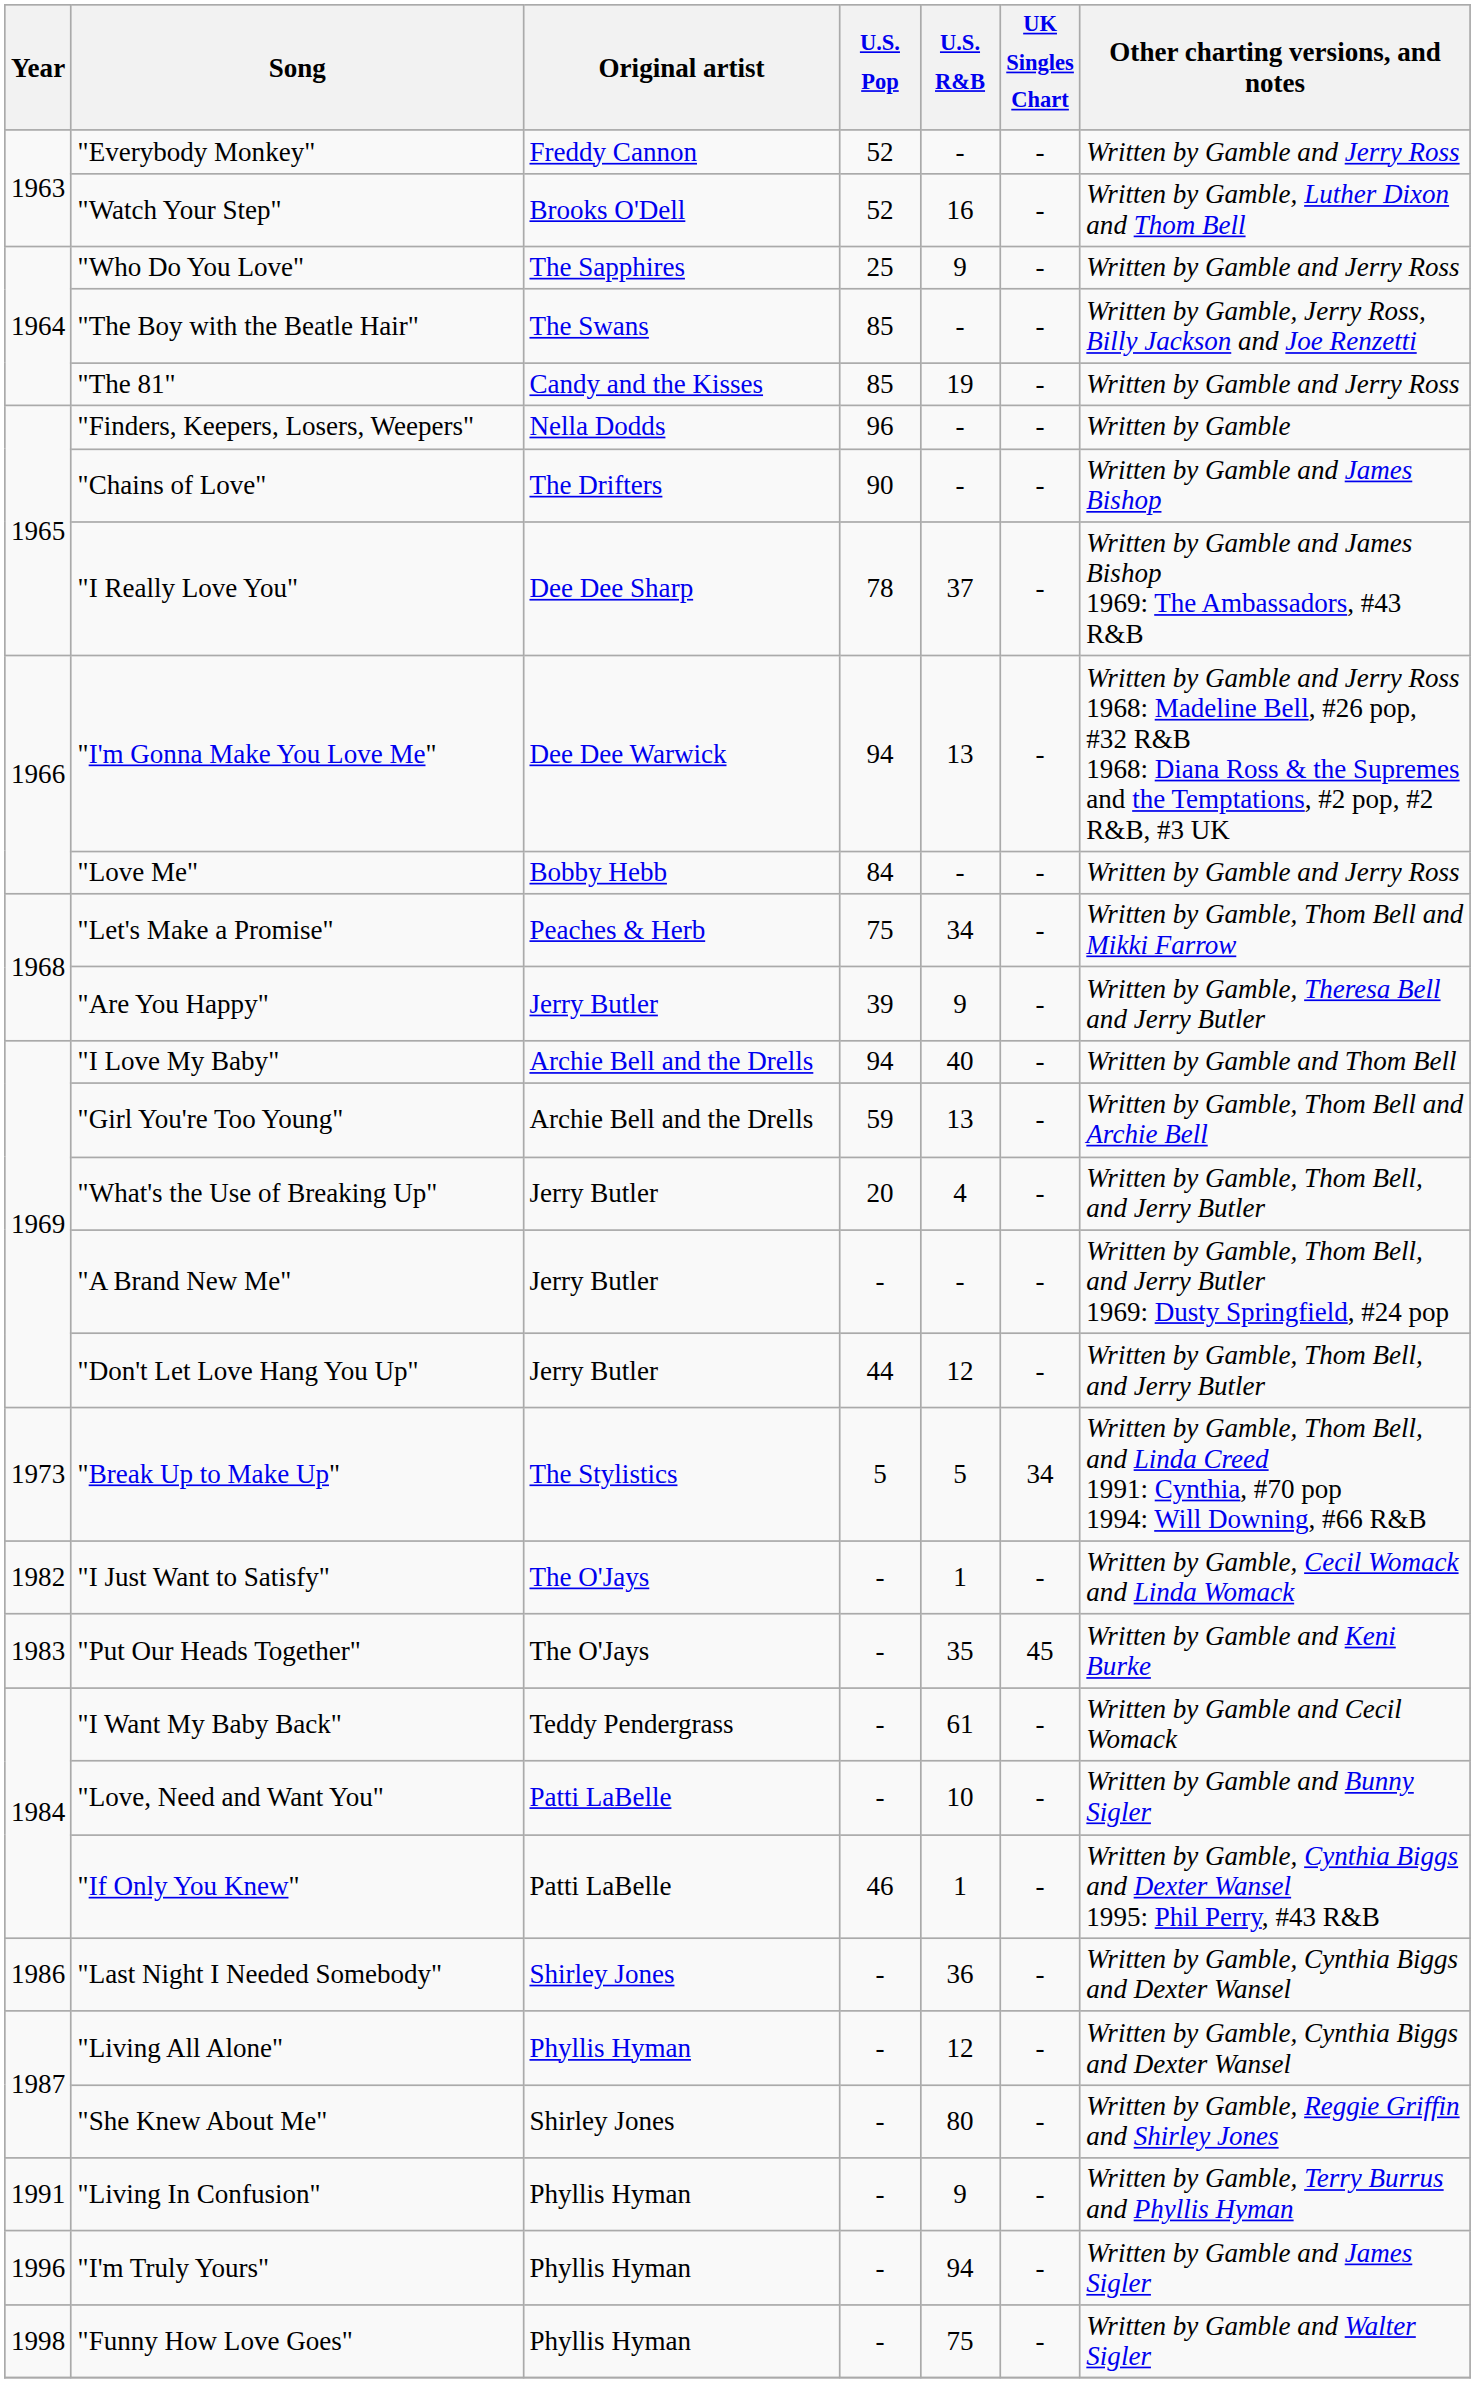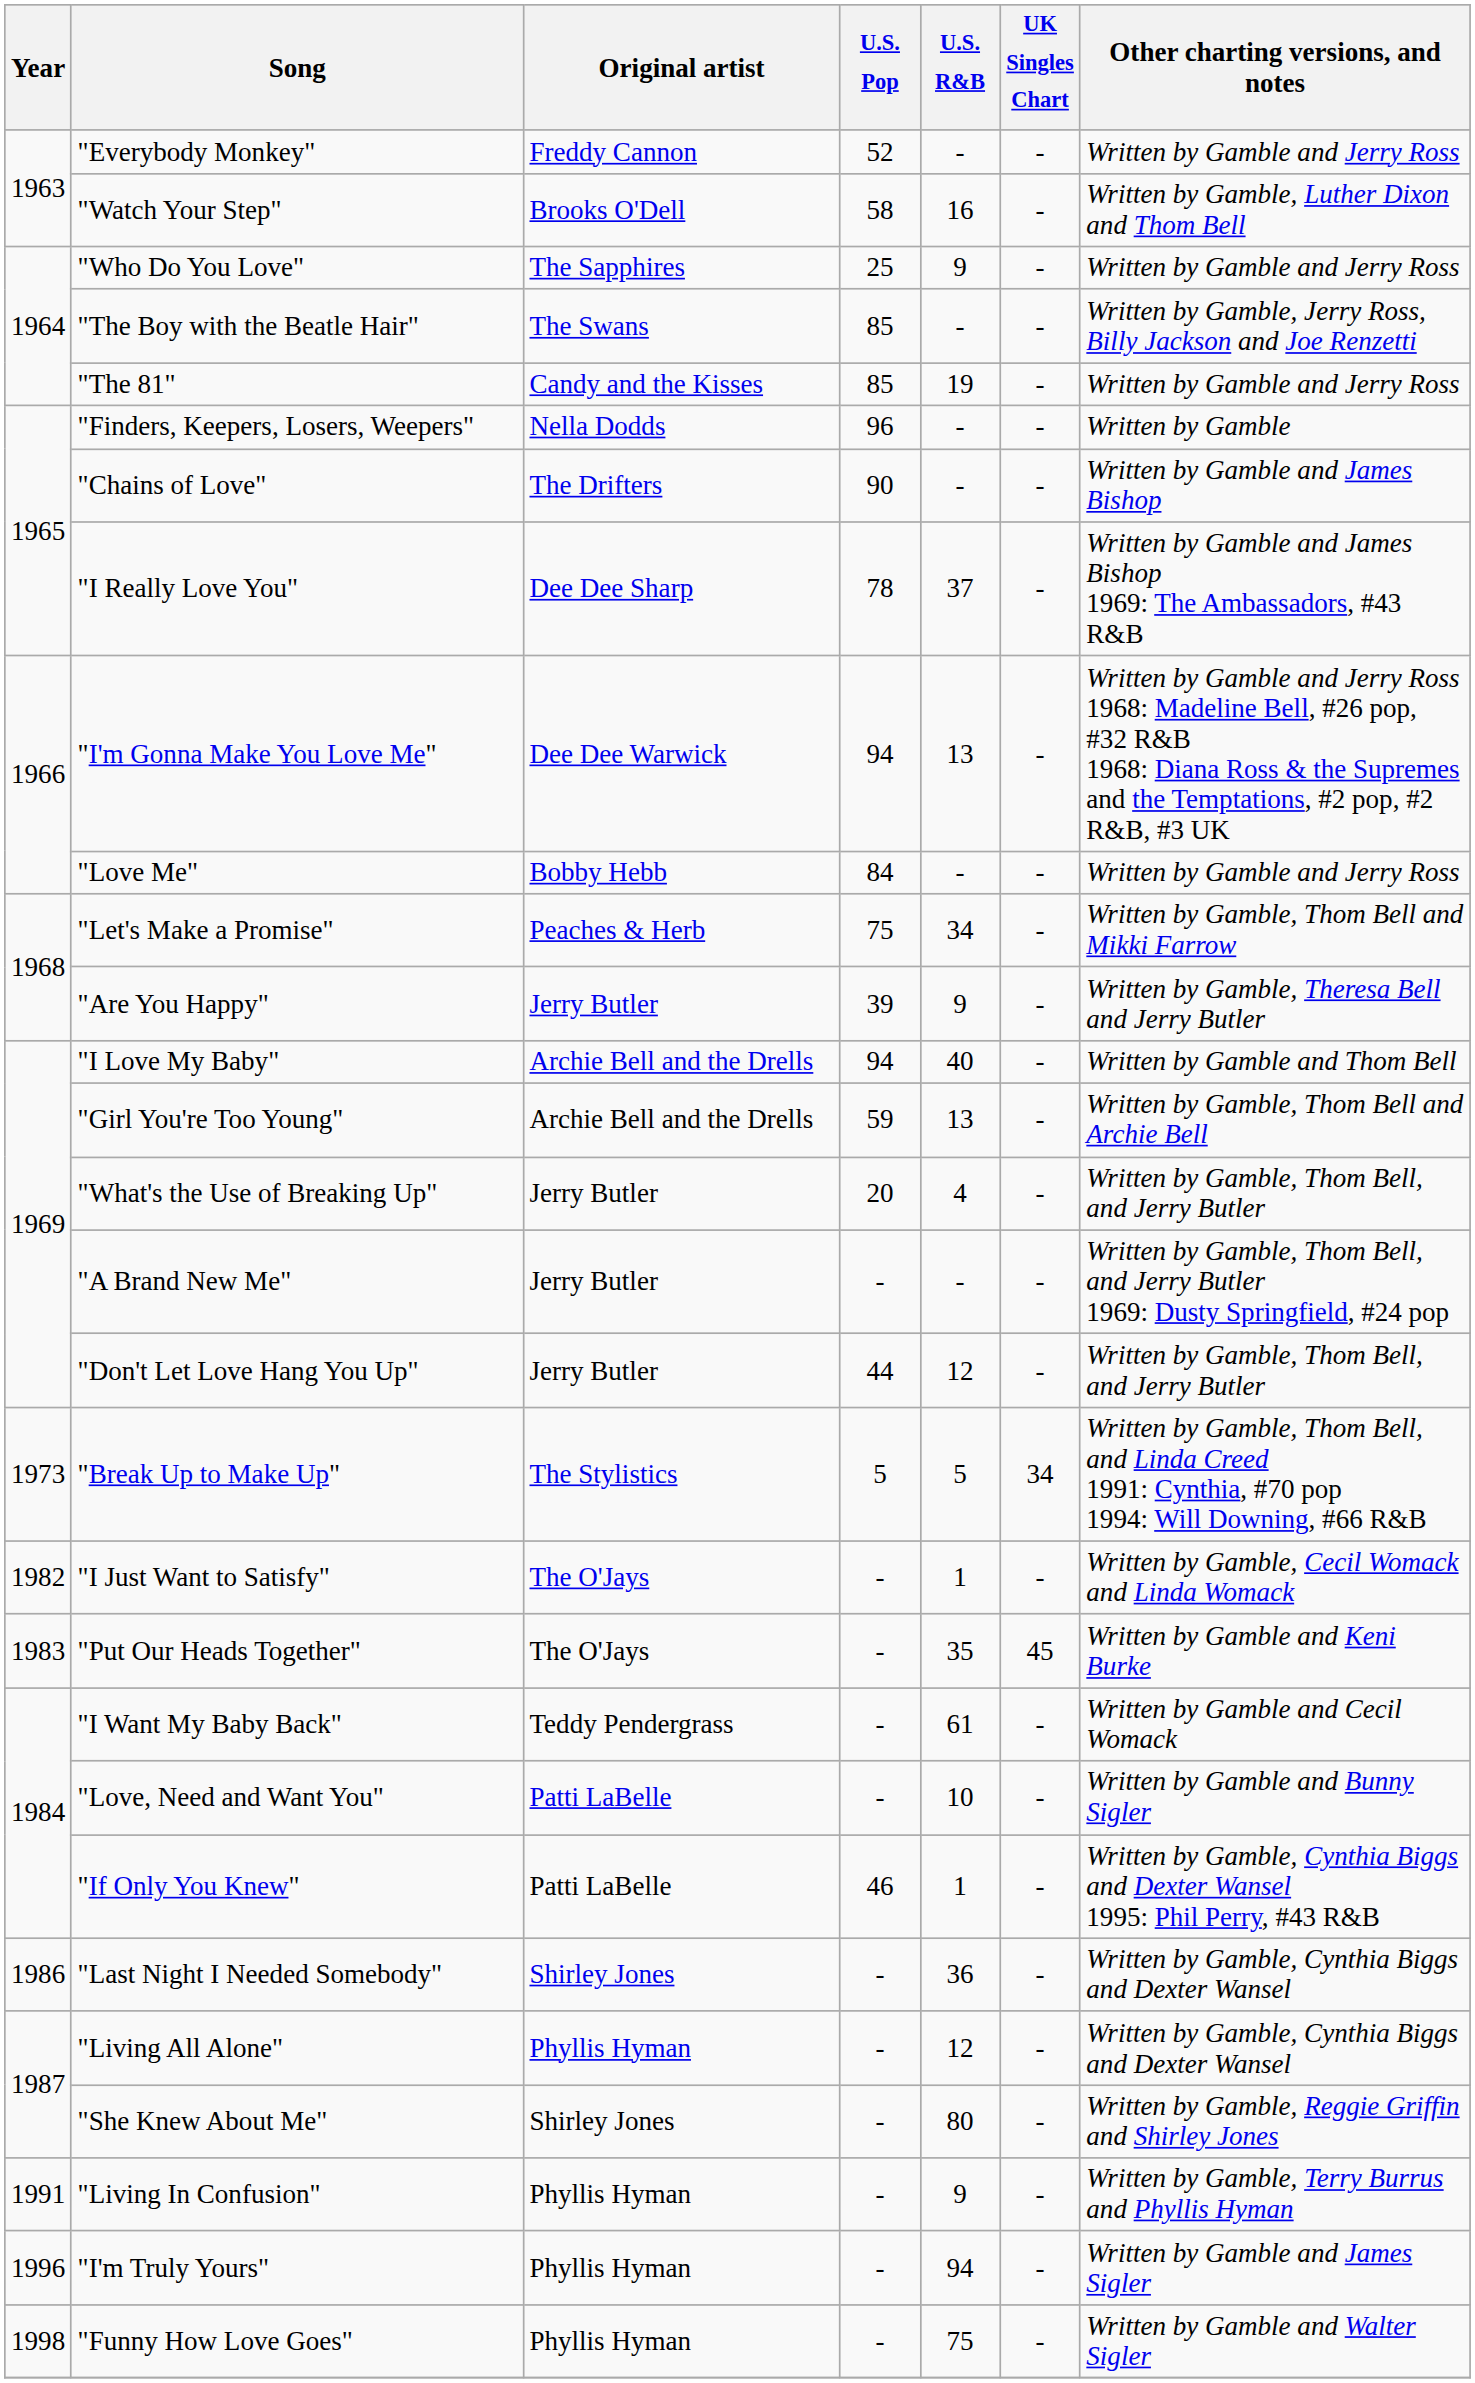(880, 209) 52 -> (880, 209) 58
